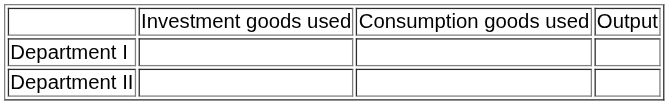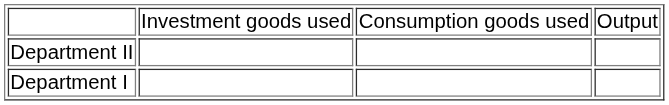rows swapped: (69, 52) <-> (72, 82)
